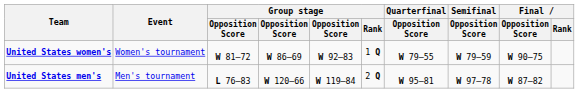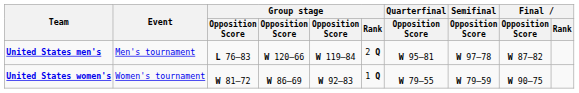rows swapped: (54, 76) <-> (59, 52)
